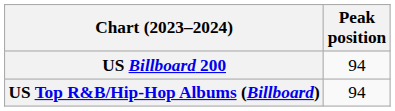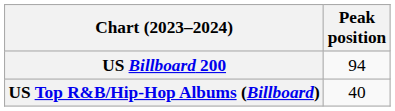(357, 92) 94 -> (357, 92) 40
